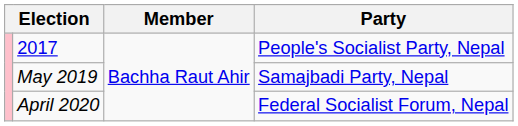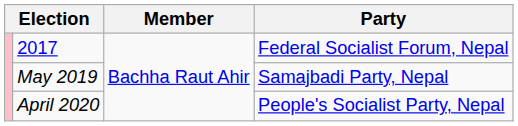(381, 47) People's Socialist Party, Nepal -> (383, 47) Federal Socialist Forum, Nepal
(383, 105) Federal Socialist Forum, Nepal -> (381, 105) People's Socialist Party, Nepal
